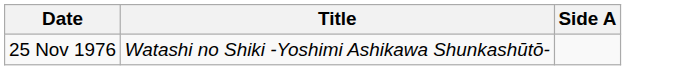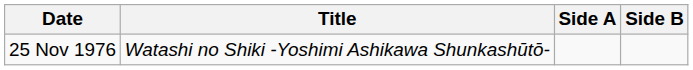+ column: (655, 19)
